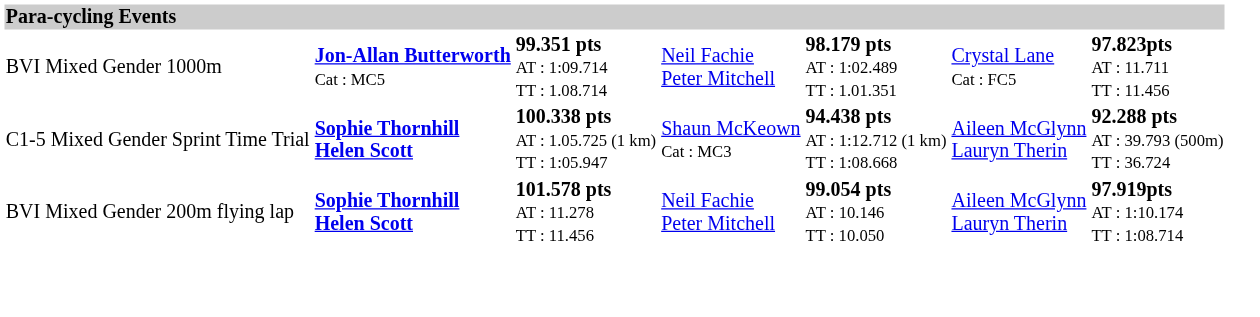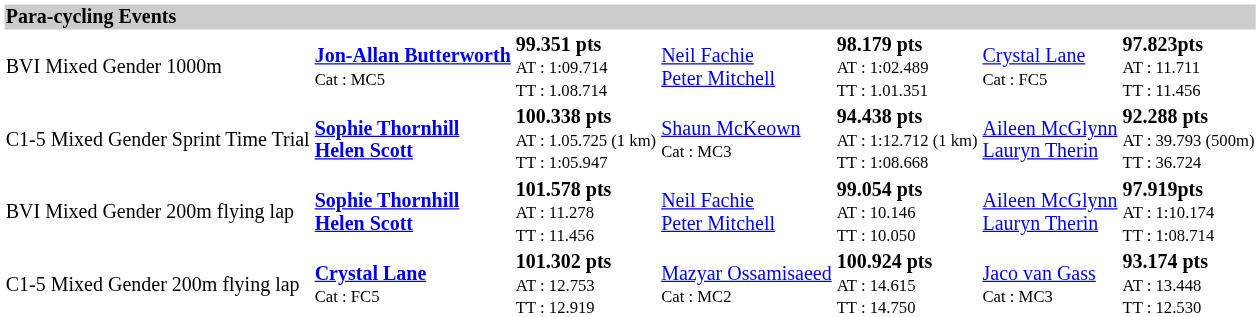+ row: (153, 284)
